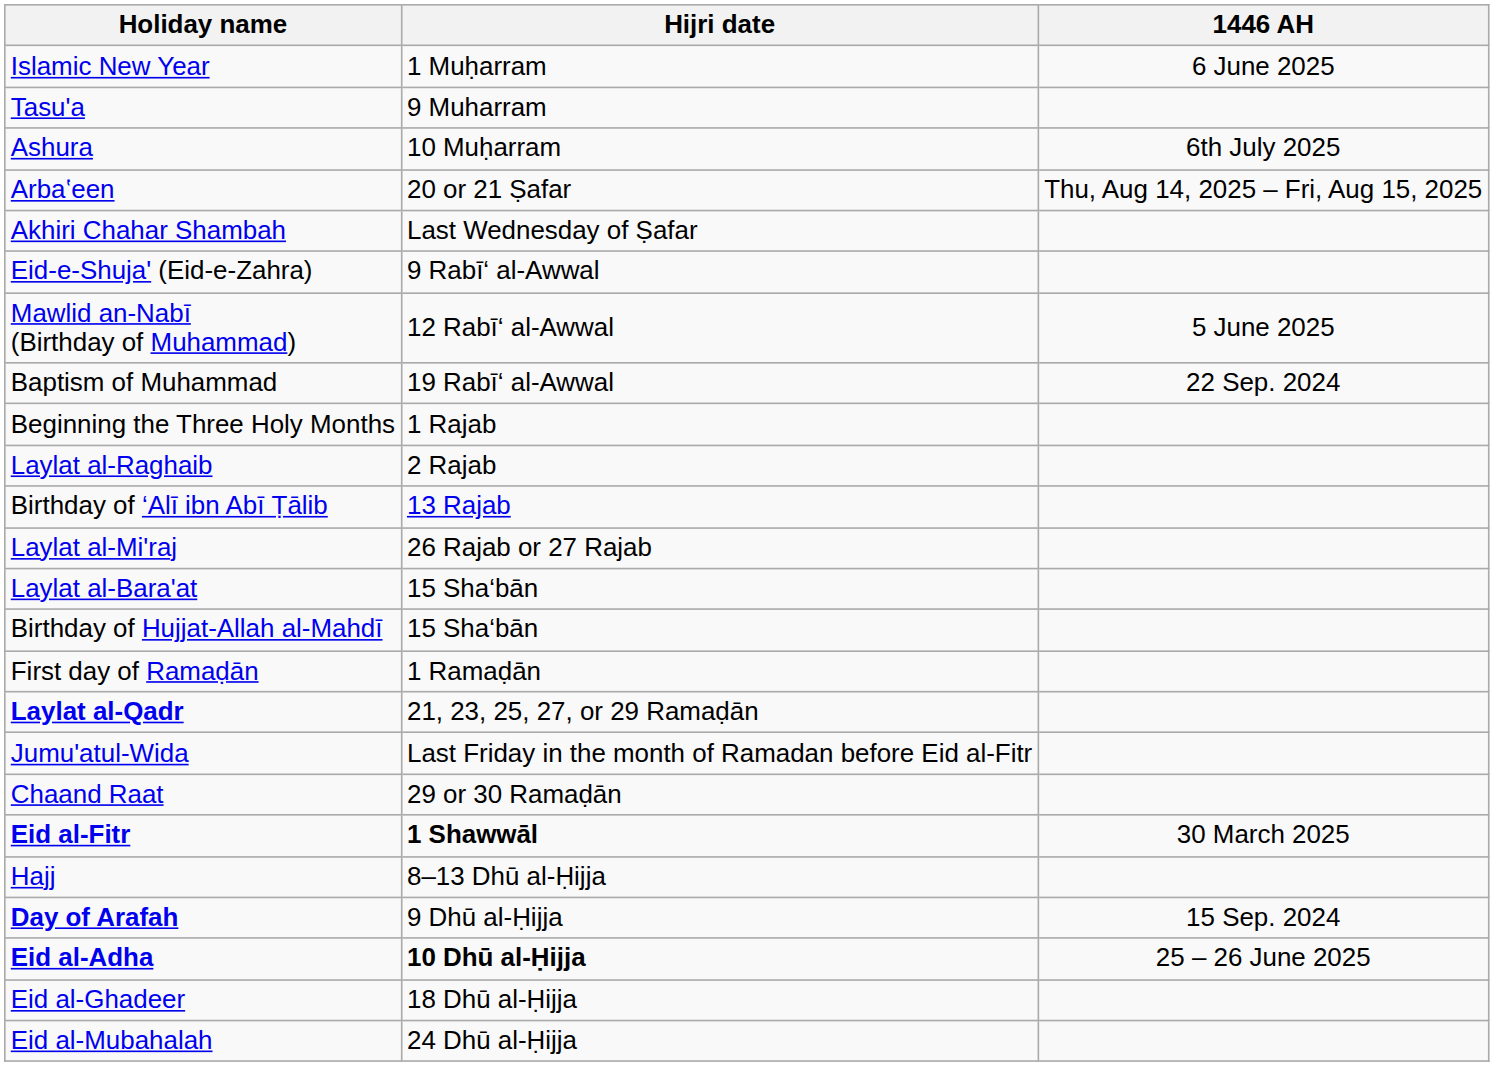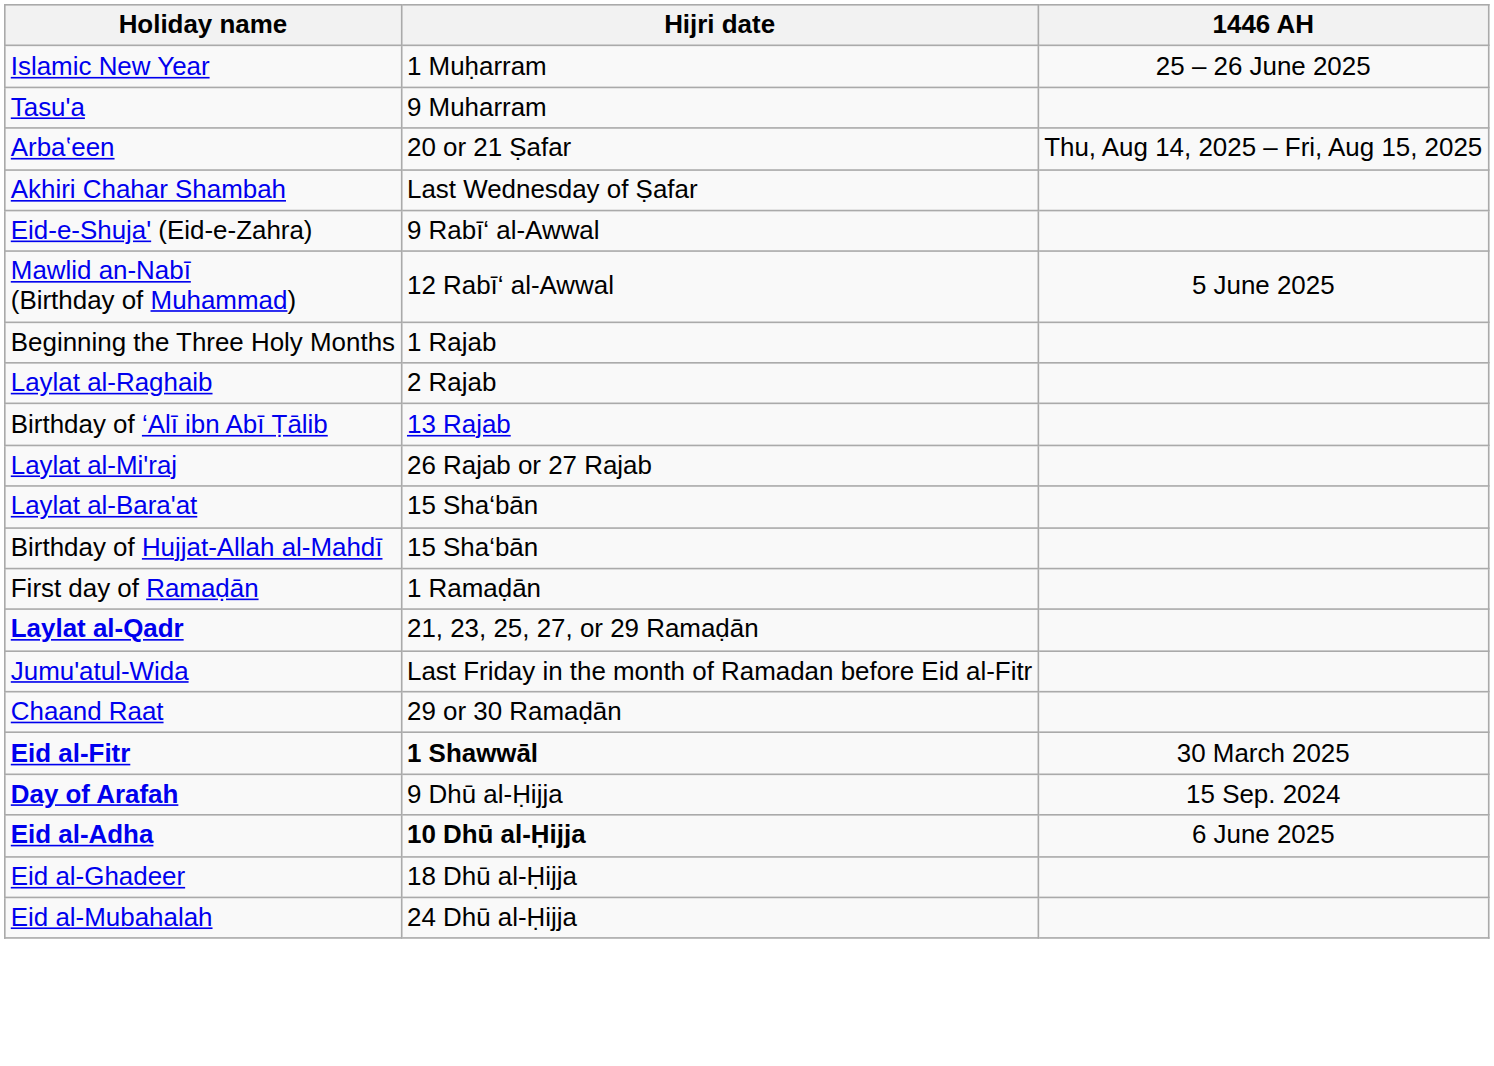(1263, 66) 6 June 2025 -> (1263, 66) 25 – 26 June 2025
- row: (52, 148)
- row: (144, 383)
- row: (33, 876)
(1263, 958) 25 – 26 June 2025 -> (1263, 835) 6 June 2025
